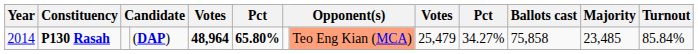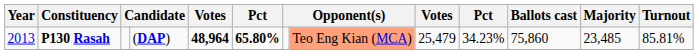(21, 38) 2014 -> (21, 38) 2013
(483, 38) 34.27% -> (483, 38) 34.23%
(529, 38) 75,858 -> (529, 38) 75,860
(663, 38) 85.84% -> (663, 38) 85.81%
